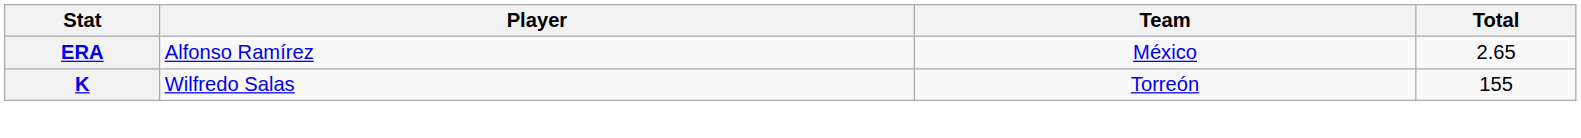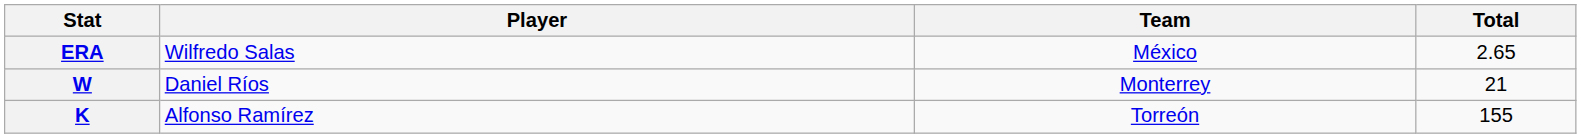(239, 52) Alfonso Ramírez -> (230, 52) Wilfredo Salas
+ row: (82, 84)
(230, 84) Wilfredo Salas -> (239, 116) Alfonso Ramírez
